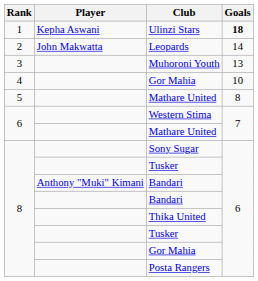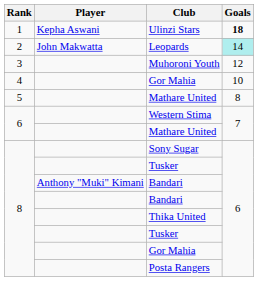(238, 47) no background -> (238, 47) paleturquoise background
(238, 64) 13 -> (238, 64) 12
